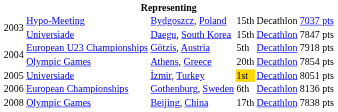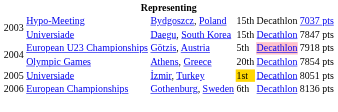(277, 48) no background -> (277, 48) pink background
- row: (179, 103)
